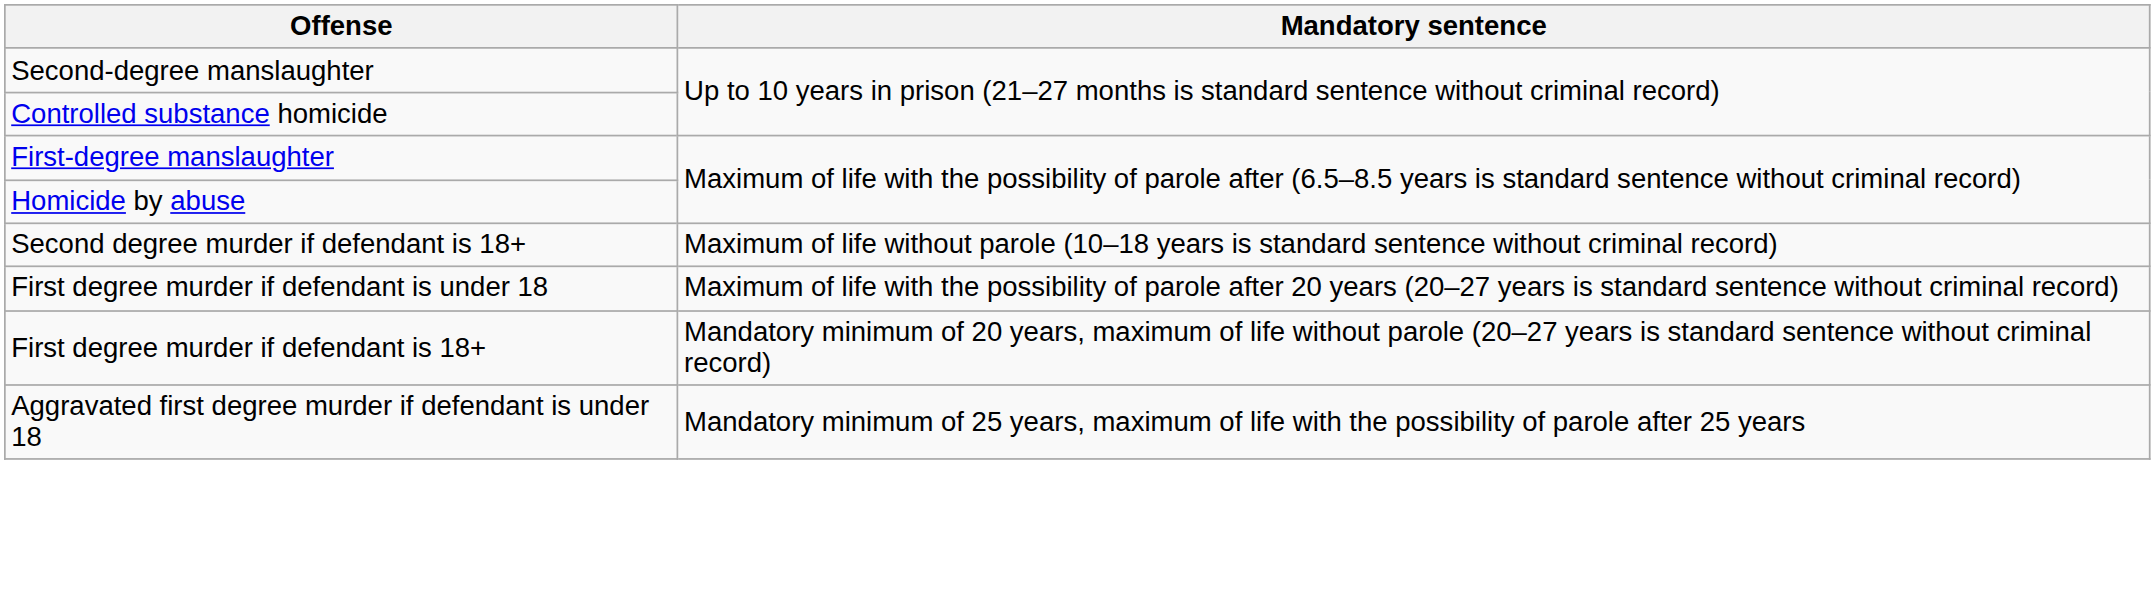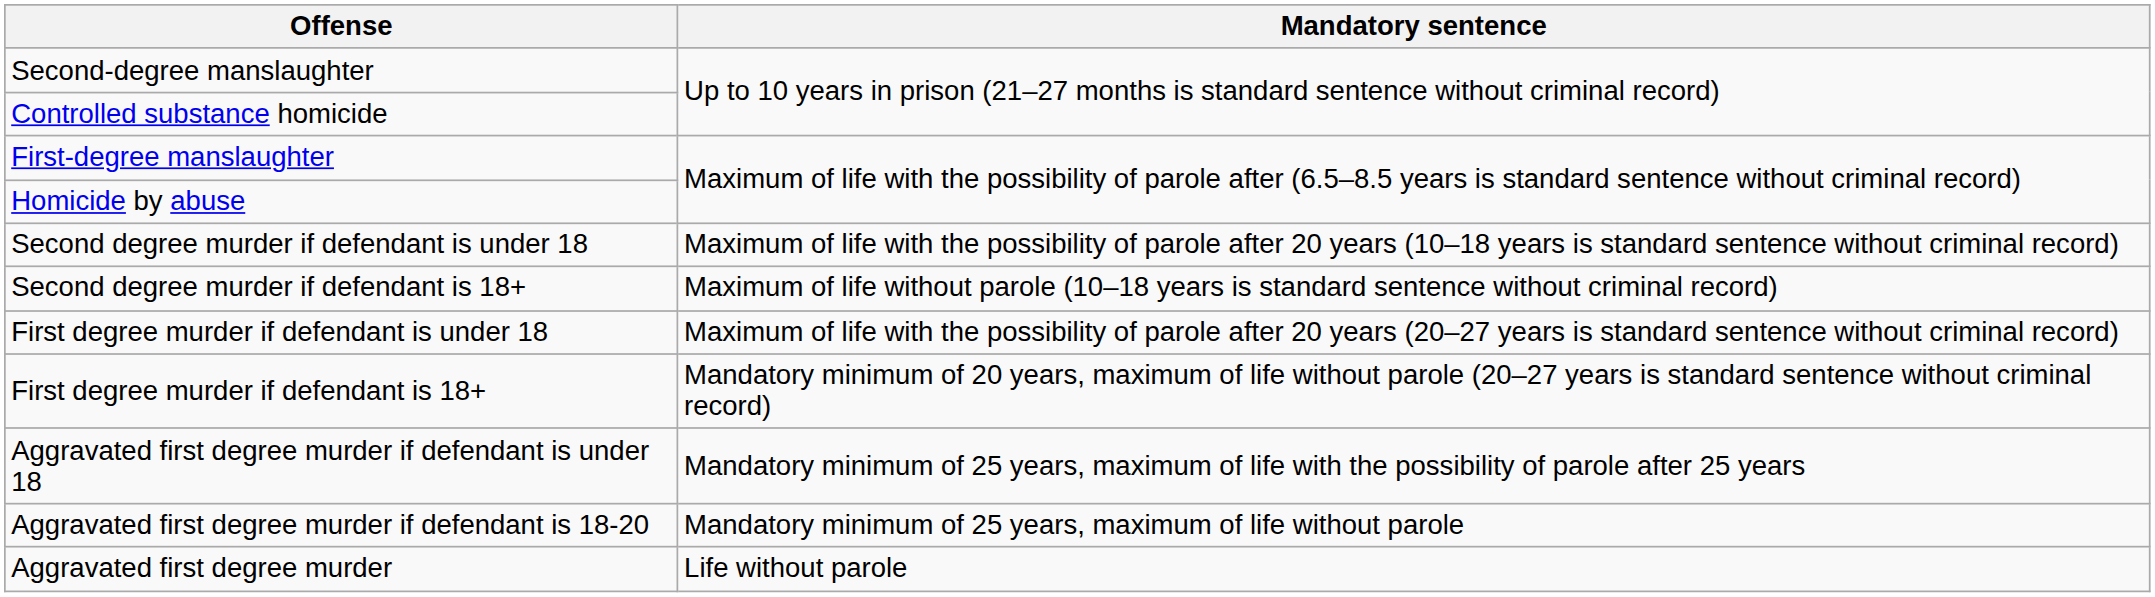+ row: (300, 244)
+ row: (330, 524)
+ row: (202, 568)
